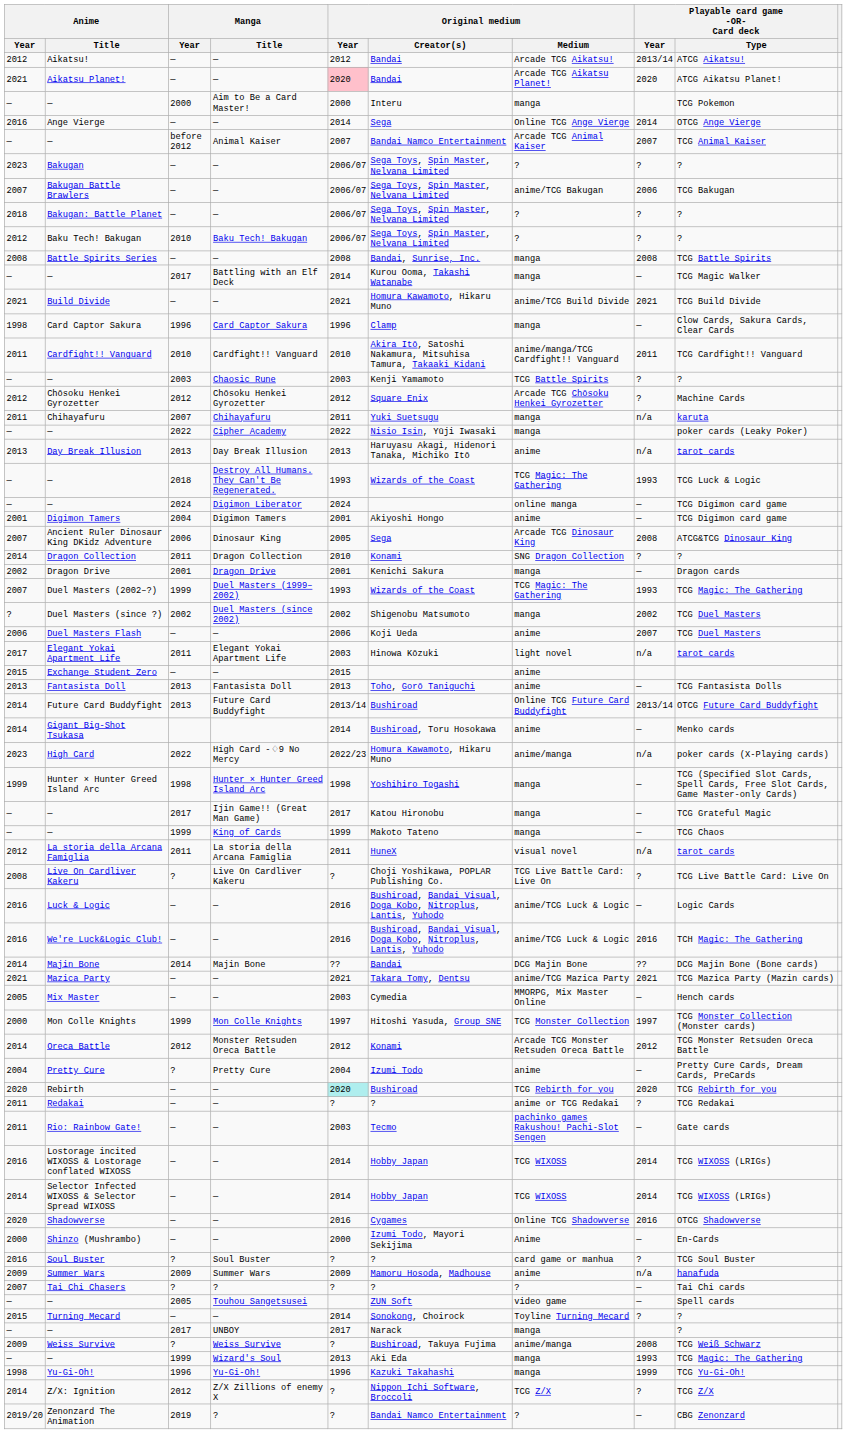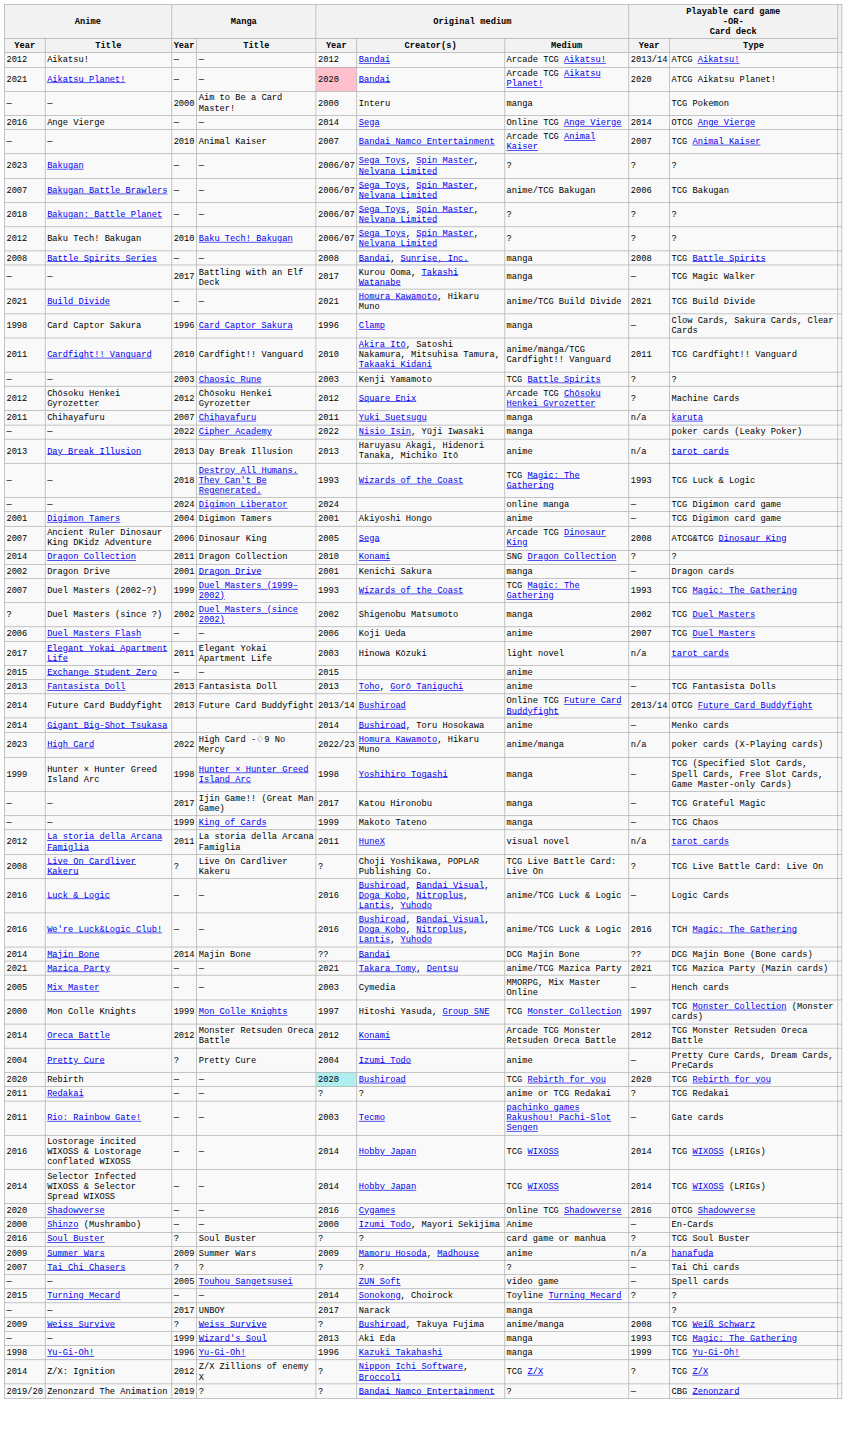(186, 142) before 2012 -> (184, 142) 2010
(340, 277) 2014 -> (329, 277) 2017
